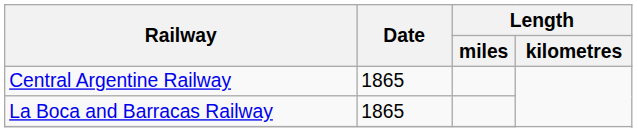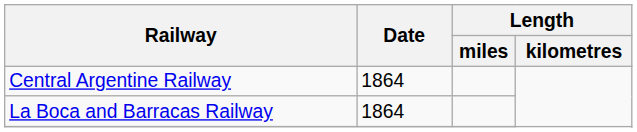(383, 81) 1865 -> (383, 81) 1864
(383, 112) 1865 -> (383, 112) 1864
